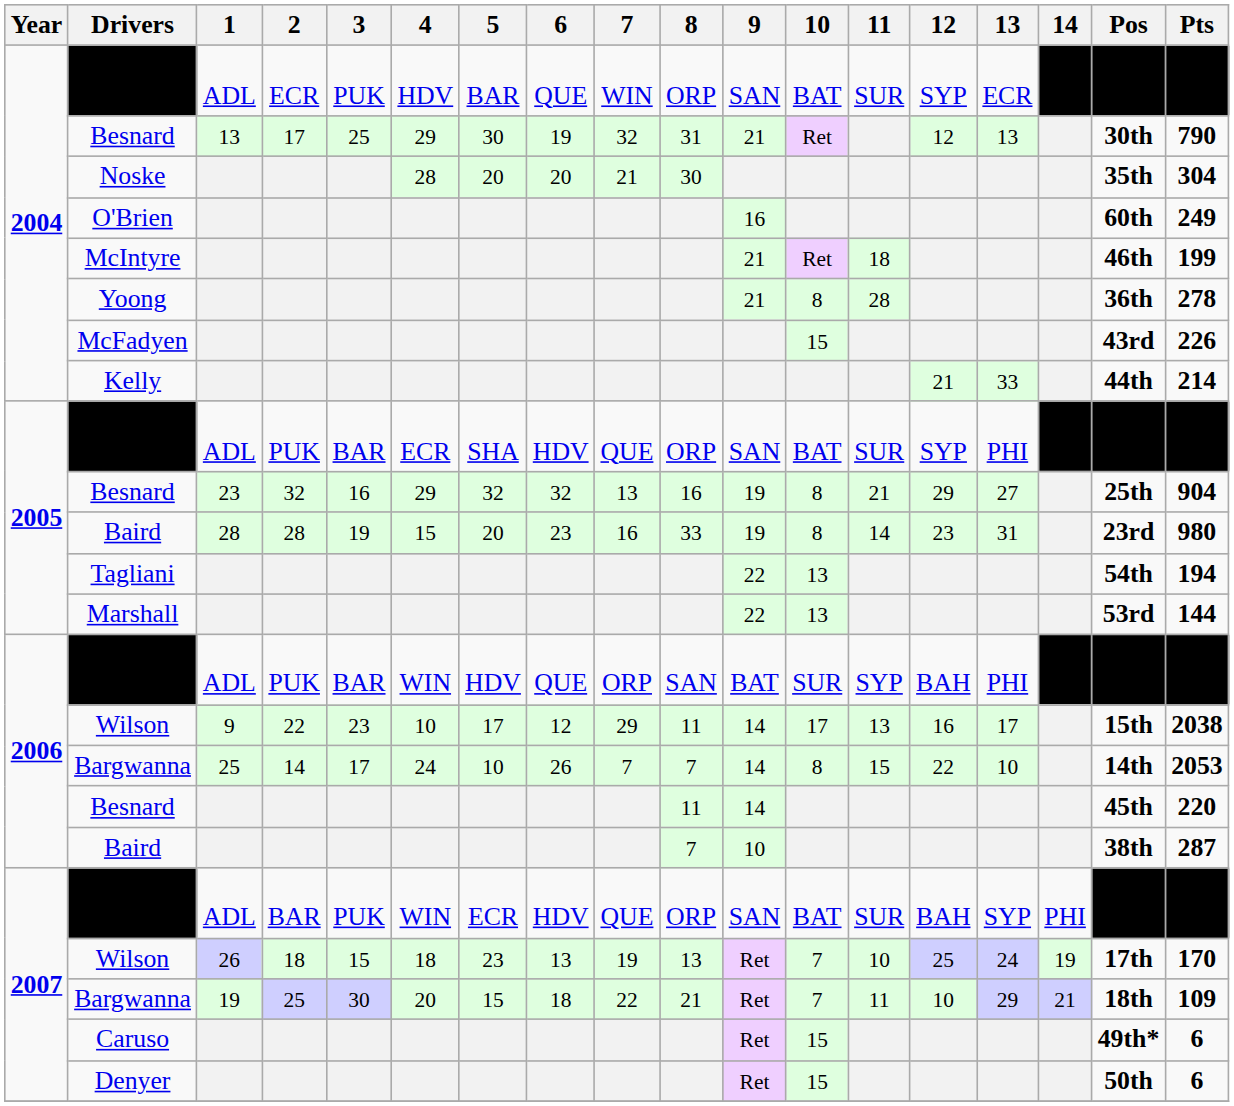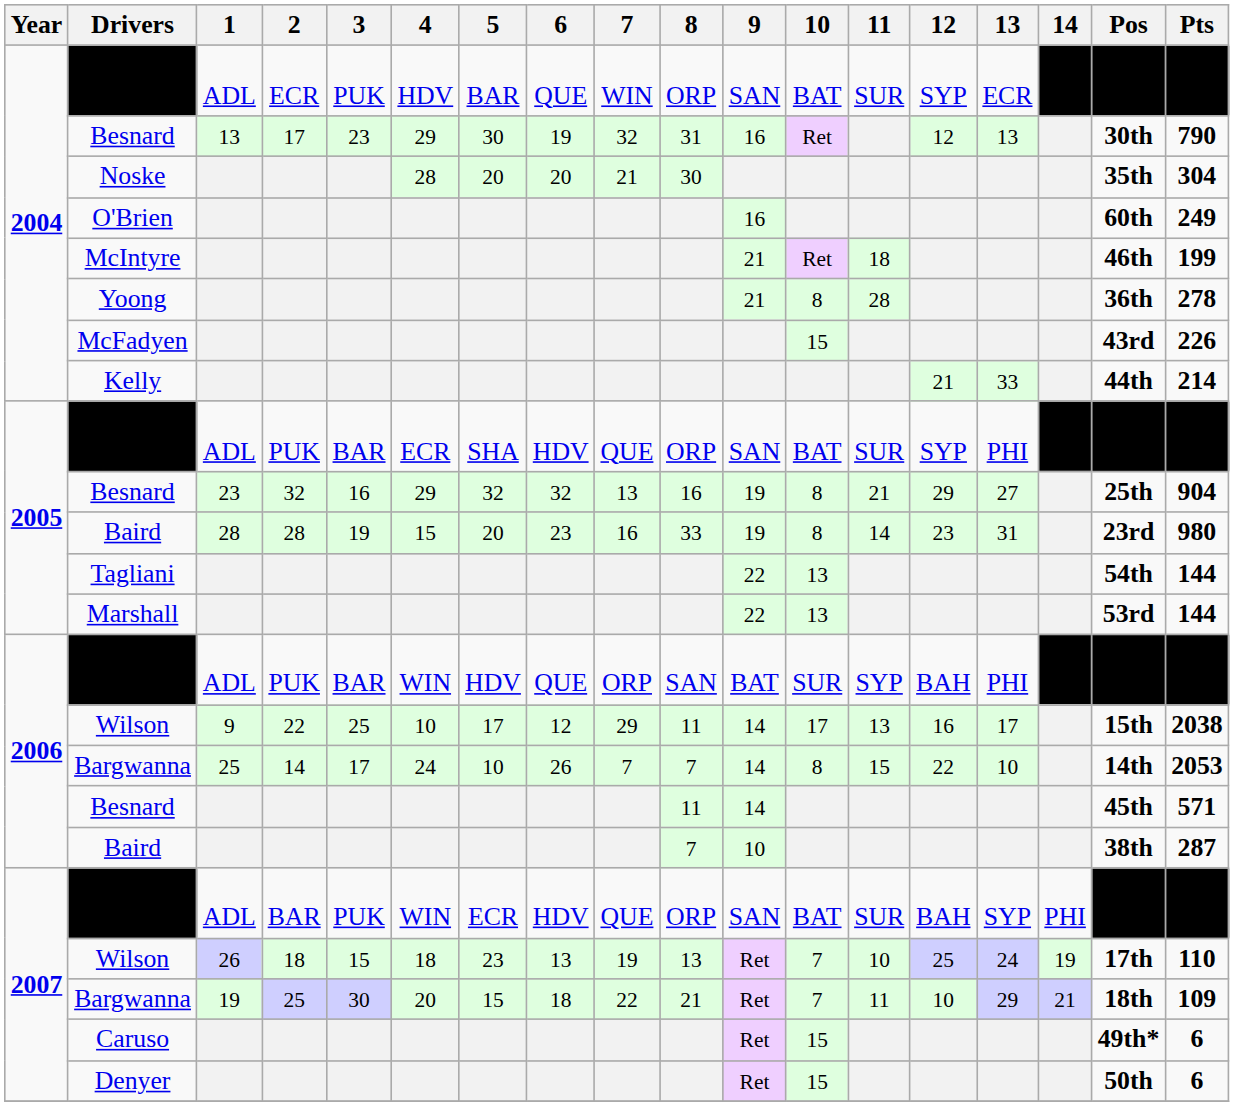(359, 137) 25 -> (359, 137) 23
(754, 137) 21 -> (754, 137) 16
(1197, 573) 194 -> (1197, 573) 144
(359, 726) 23 -> (359, 726) 25
(1197, 806) 220 -> (1197, 806) 571
(1197, 957) 170 -> (1197, 957) 110
